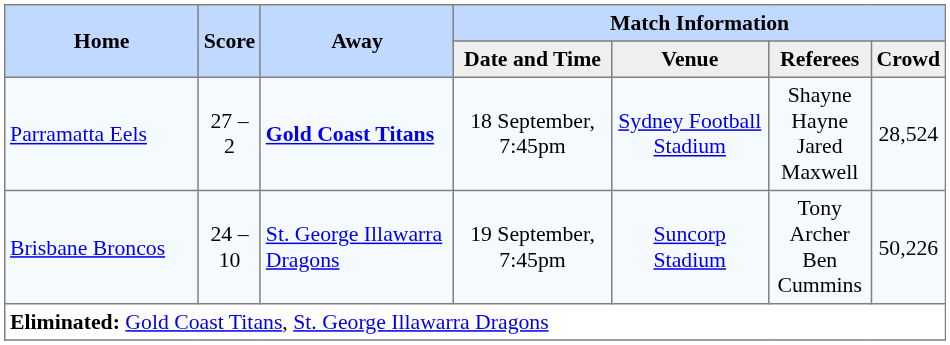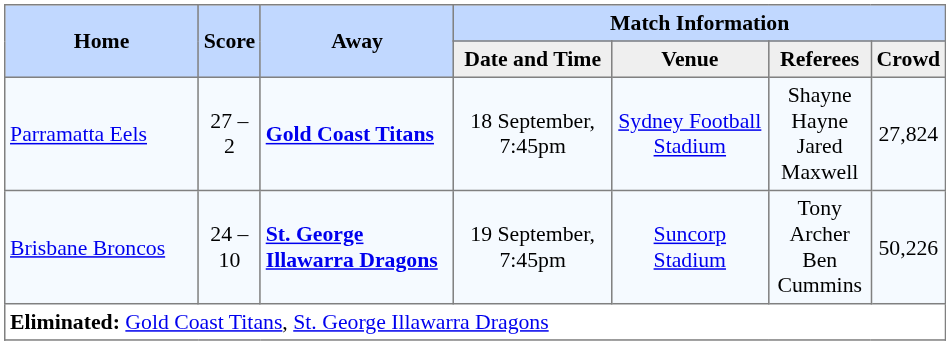(908, 133) 28,524 -> (908, 133) 27,824
(354, 246) normal -> (352, 246) bold
